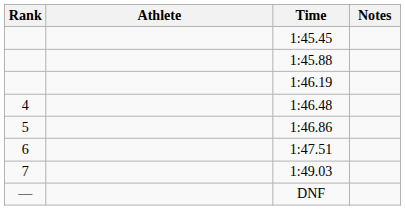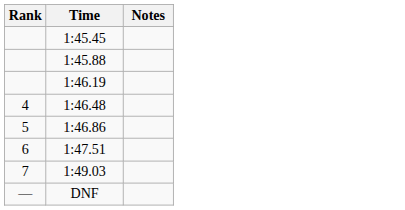- column: (159, 15)
